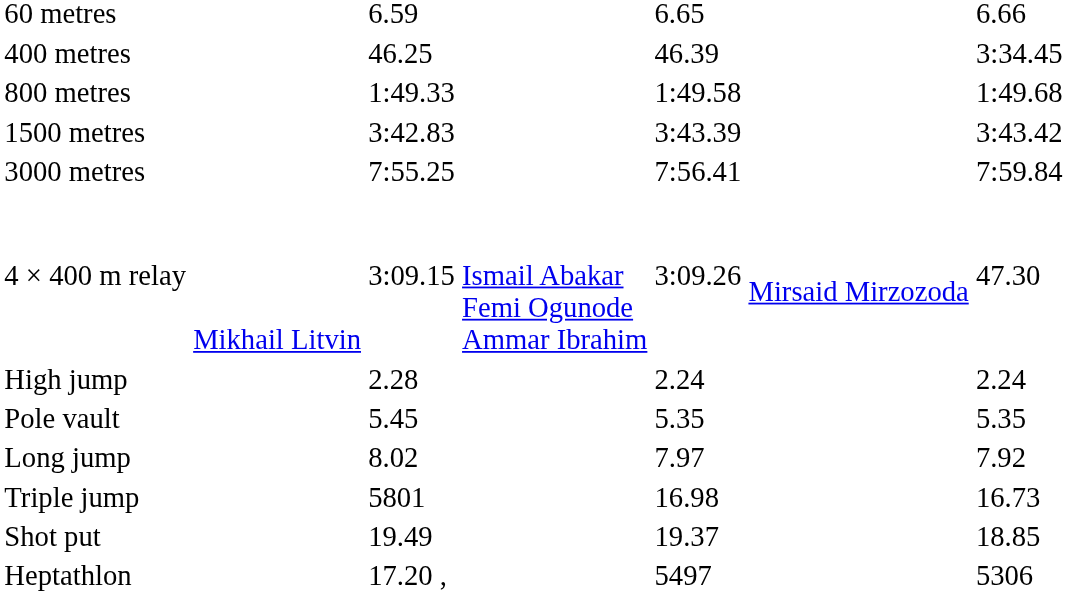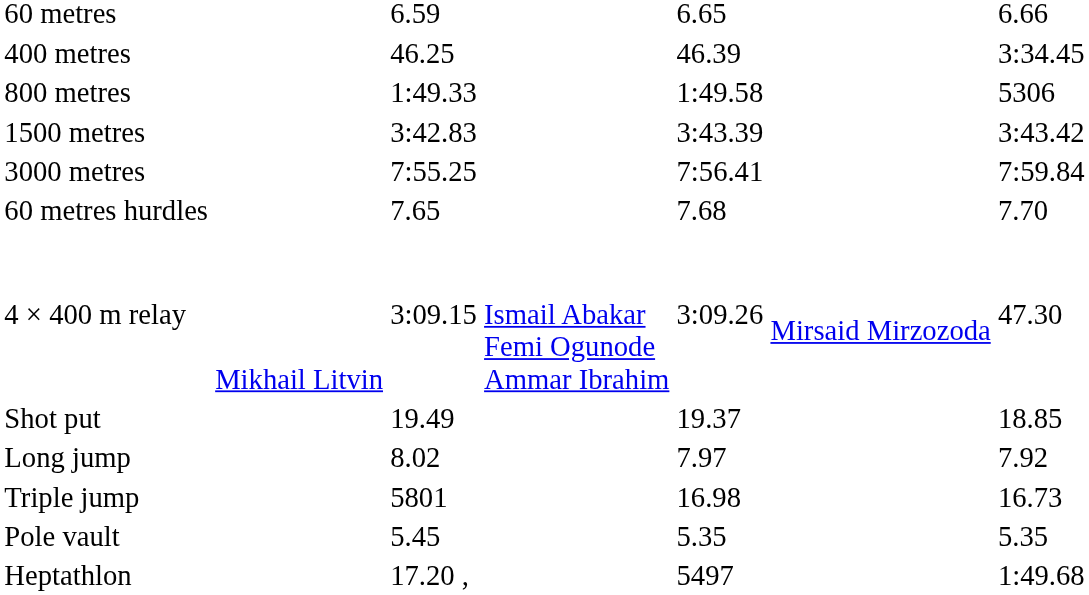(1019, 92) 1:49.68 -> (1027, 92) 5306
+ row: (106, 210)
- row: (66, 379)
rows swapped: (62, 418) <-> (53, 536)
(1005, 576) 5306 -> (1041, 576) 1:49.68
